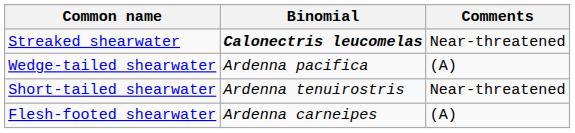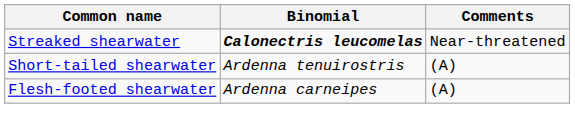- row: (112, 66)
(498, 91) Near-threatened -> (443, 66) (A)
